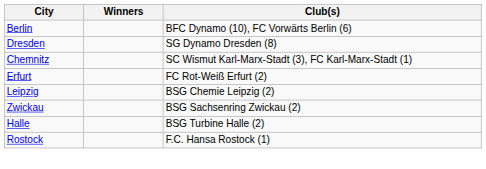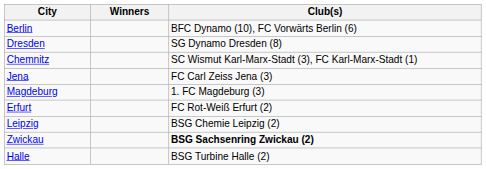+ row: (18, 76)
+ row: (32, 92)
(233, 108) normal -> (242, 140) bold
- row: (25, 140)
